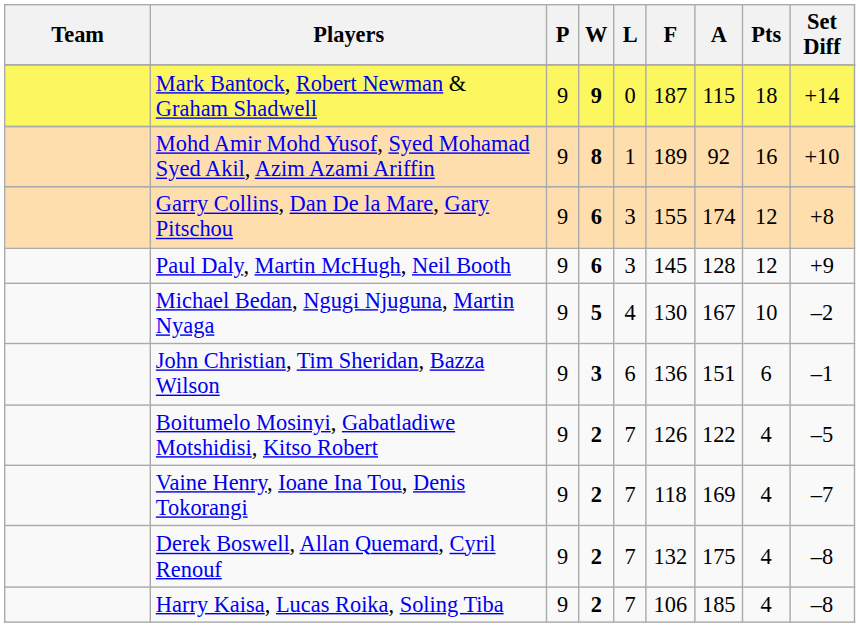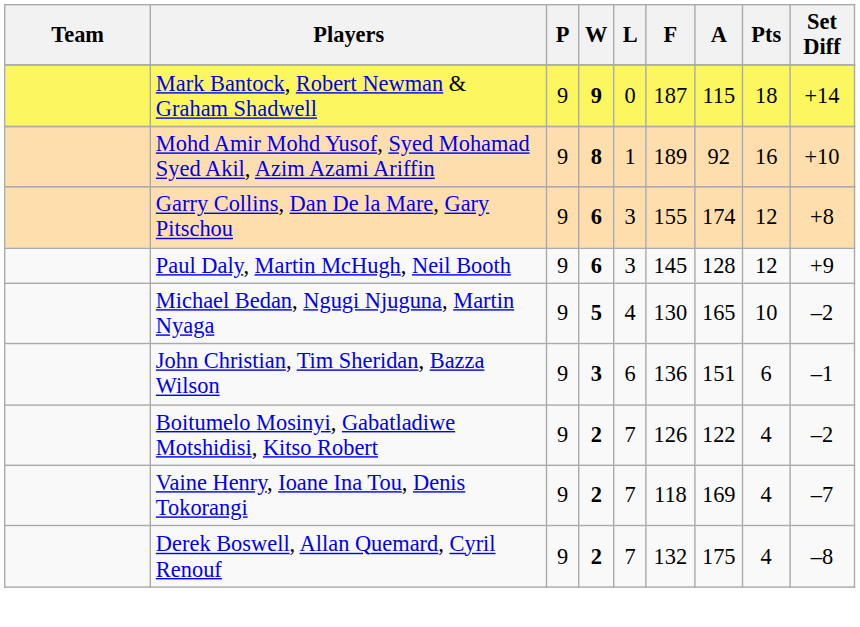(719, 313) 167 -> (719, 313) 165
(822, 434) –5 -> (822, 434) –2
- row: (330, 604)
